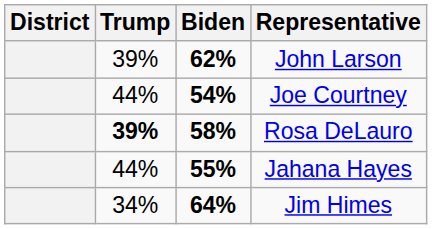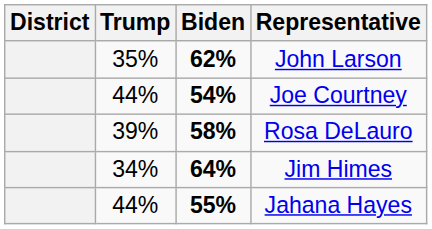(135, 59) 39% -> (135, 59) 35%
(135, 132) bold -> (135, 132) normal
rows swapped: (338, 205) <-> (338, 168)
